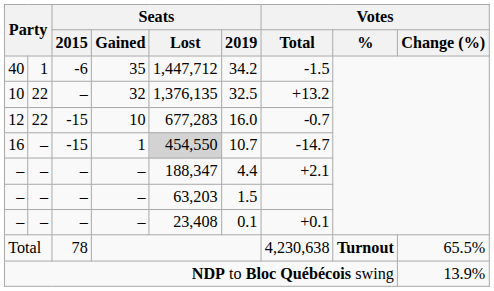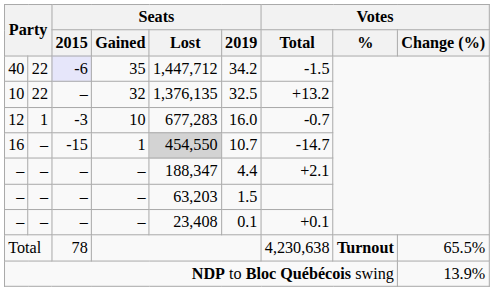(44, 68) 1 -> (40, 68) 22
(81, 68) no background -> (81, 68) lavender background
(40, 119) 22 -> (44, 119) 1
(77, 119) -15 -> (81, 119) -3
